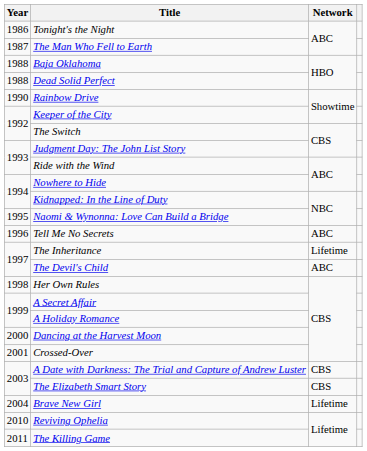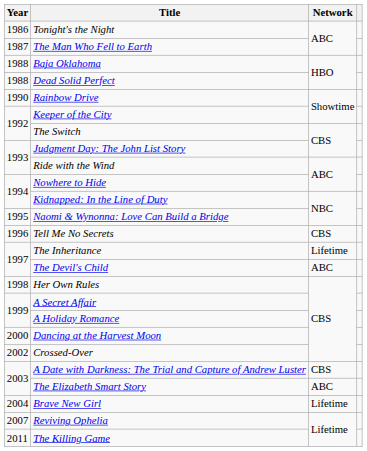(322, 234) ABC -> (321, 234) CBS
(18, 353) 2001 -> (18, 353) 2002
(321, 387) CBS -> (322, 387) ABC
(18, 421) 2010 -> (18, 421) 2007
